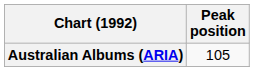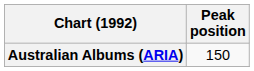(218, 54) 105 -> (218, 54) 150
